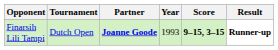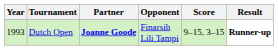columns swapped: (170, 12) <-> (26, 12)
(204, 32) bold -> (204, 32) normal
